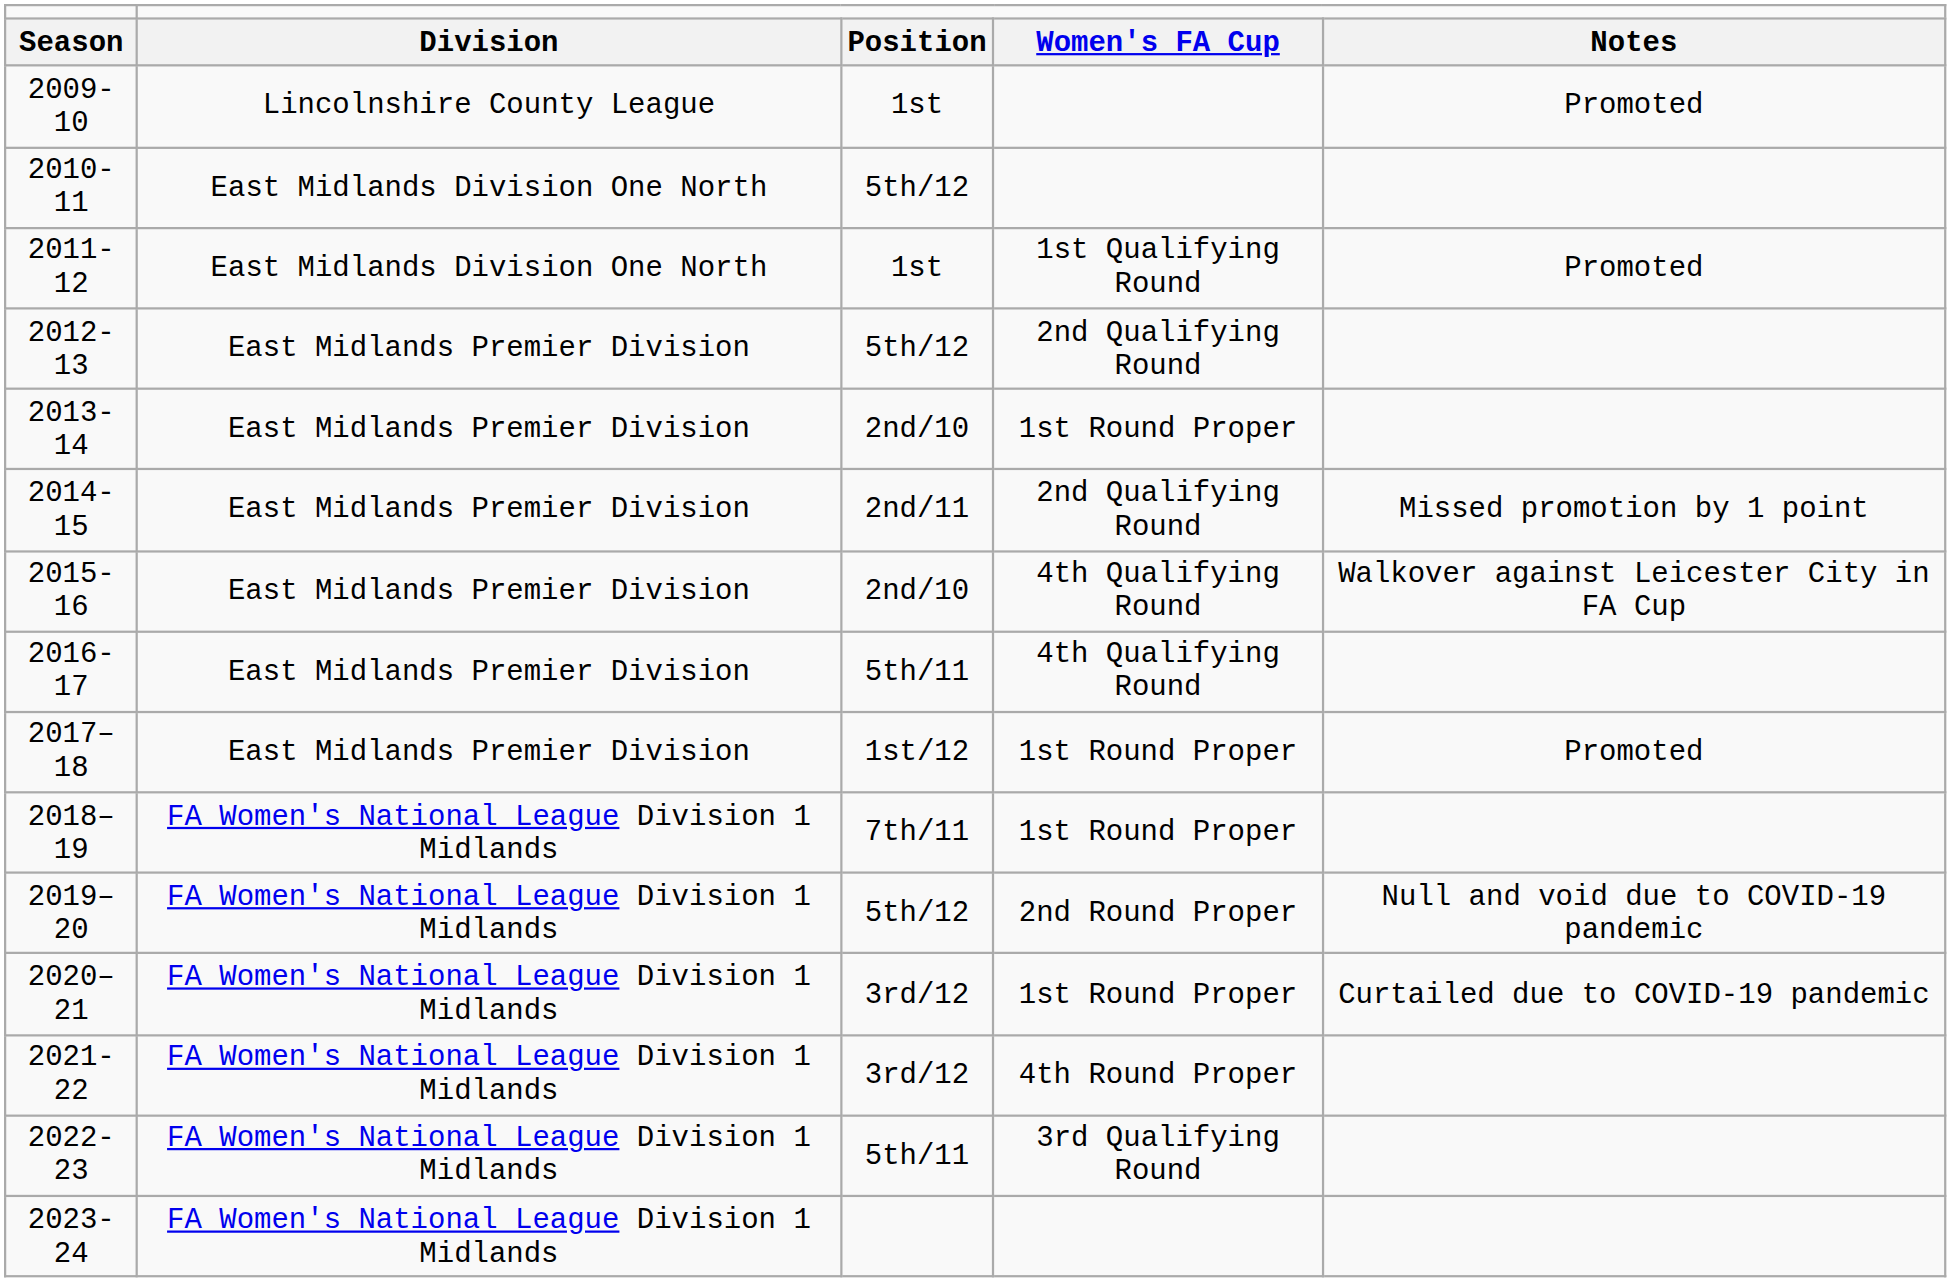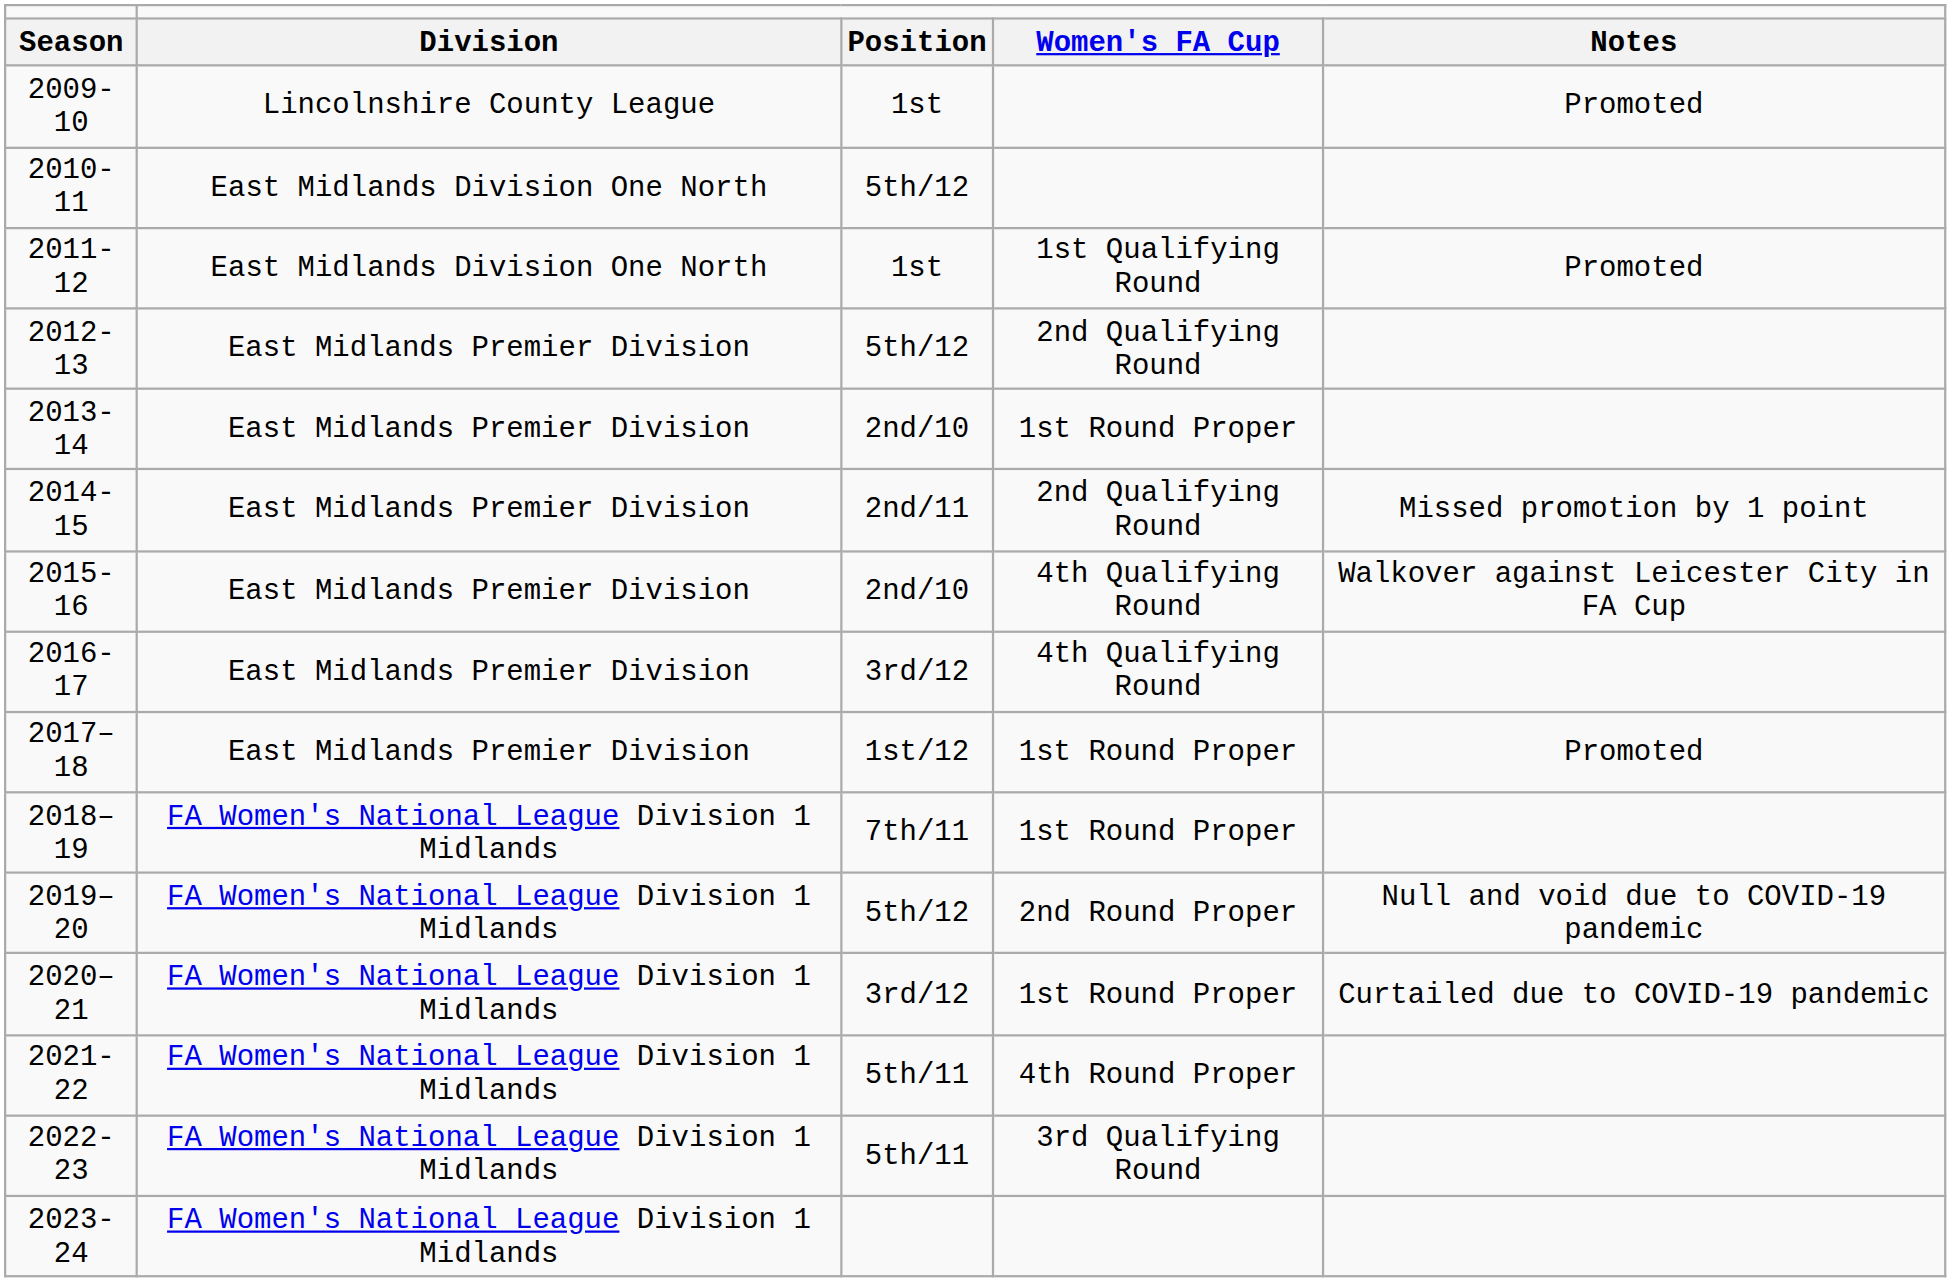(917, 671) 5th/11 -> (917, 671) 3rd/12
(917, 1075) 3rd/12 -> (917, 1075) 5th/11
